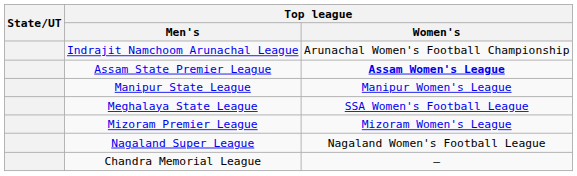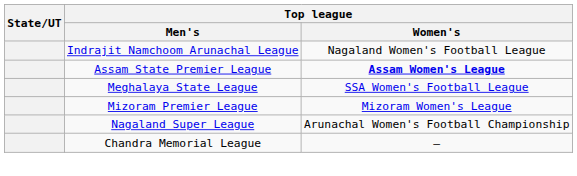(437, 51) Arunachal Women's Football Championship -> (437, 51) Nagaland Women's Football League
- row: (183, 87)
(437, 143) Nagaland Women's Football League -> (437, 124) Arunachal Women's Football Championship
